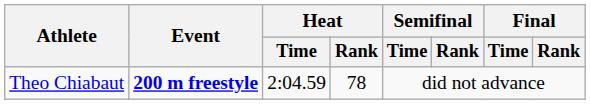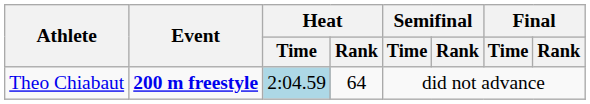(297, 83) no background -> (297, 83) lightblue background
(356, 83) 78 -> (356, 83) 64
